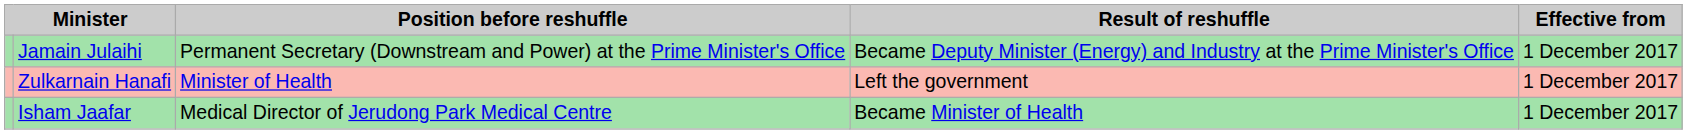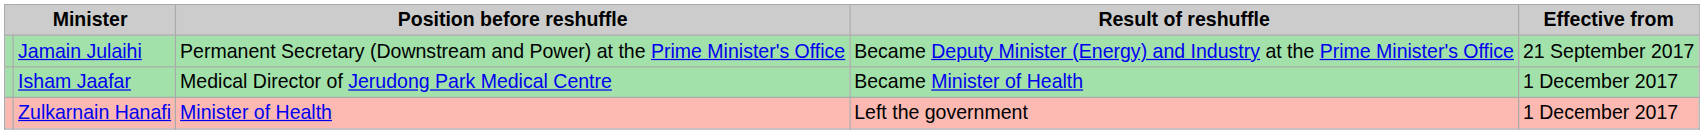(1601, 50) 1 December 2017 -> (1609, 50) 21 September 2017
rows swapped: (95, 81) <-> (75, 112)
